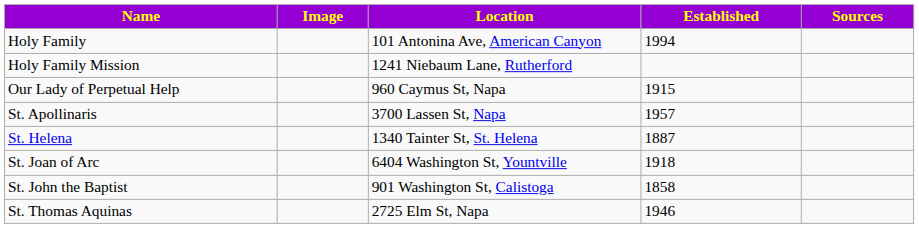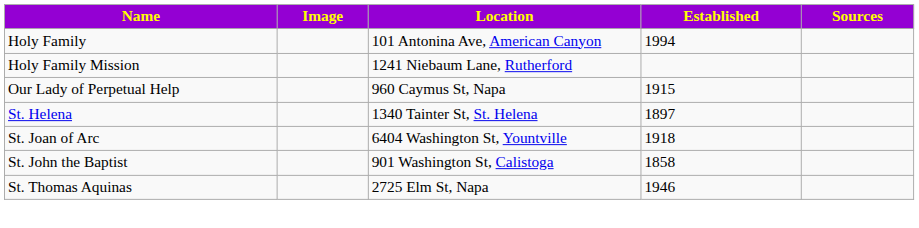- row: (52, 114)
(660, 138) 1887 -> (660, 114) 1897
